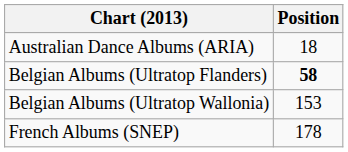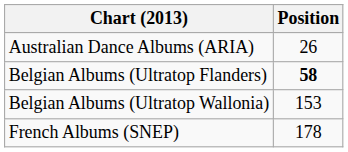(308, 47) 18 -> (308, 47) 26
